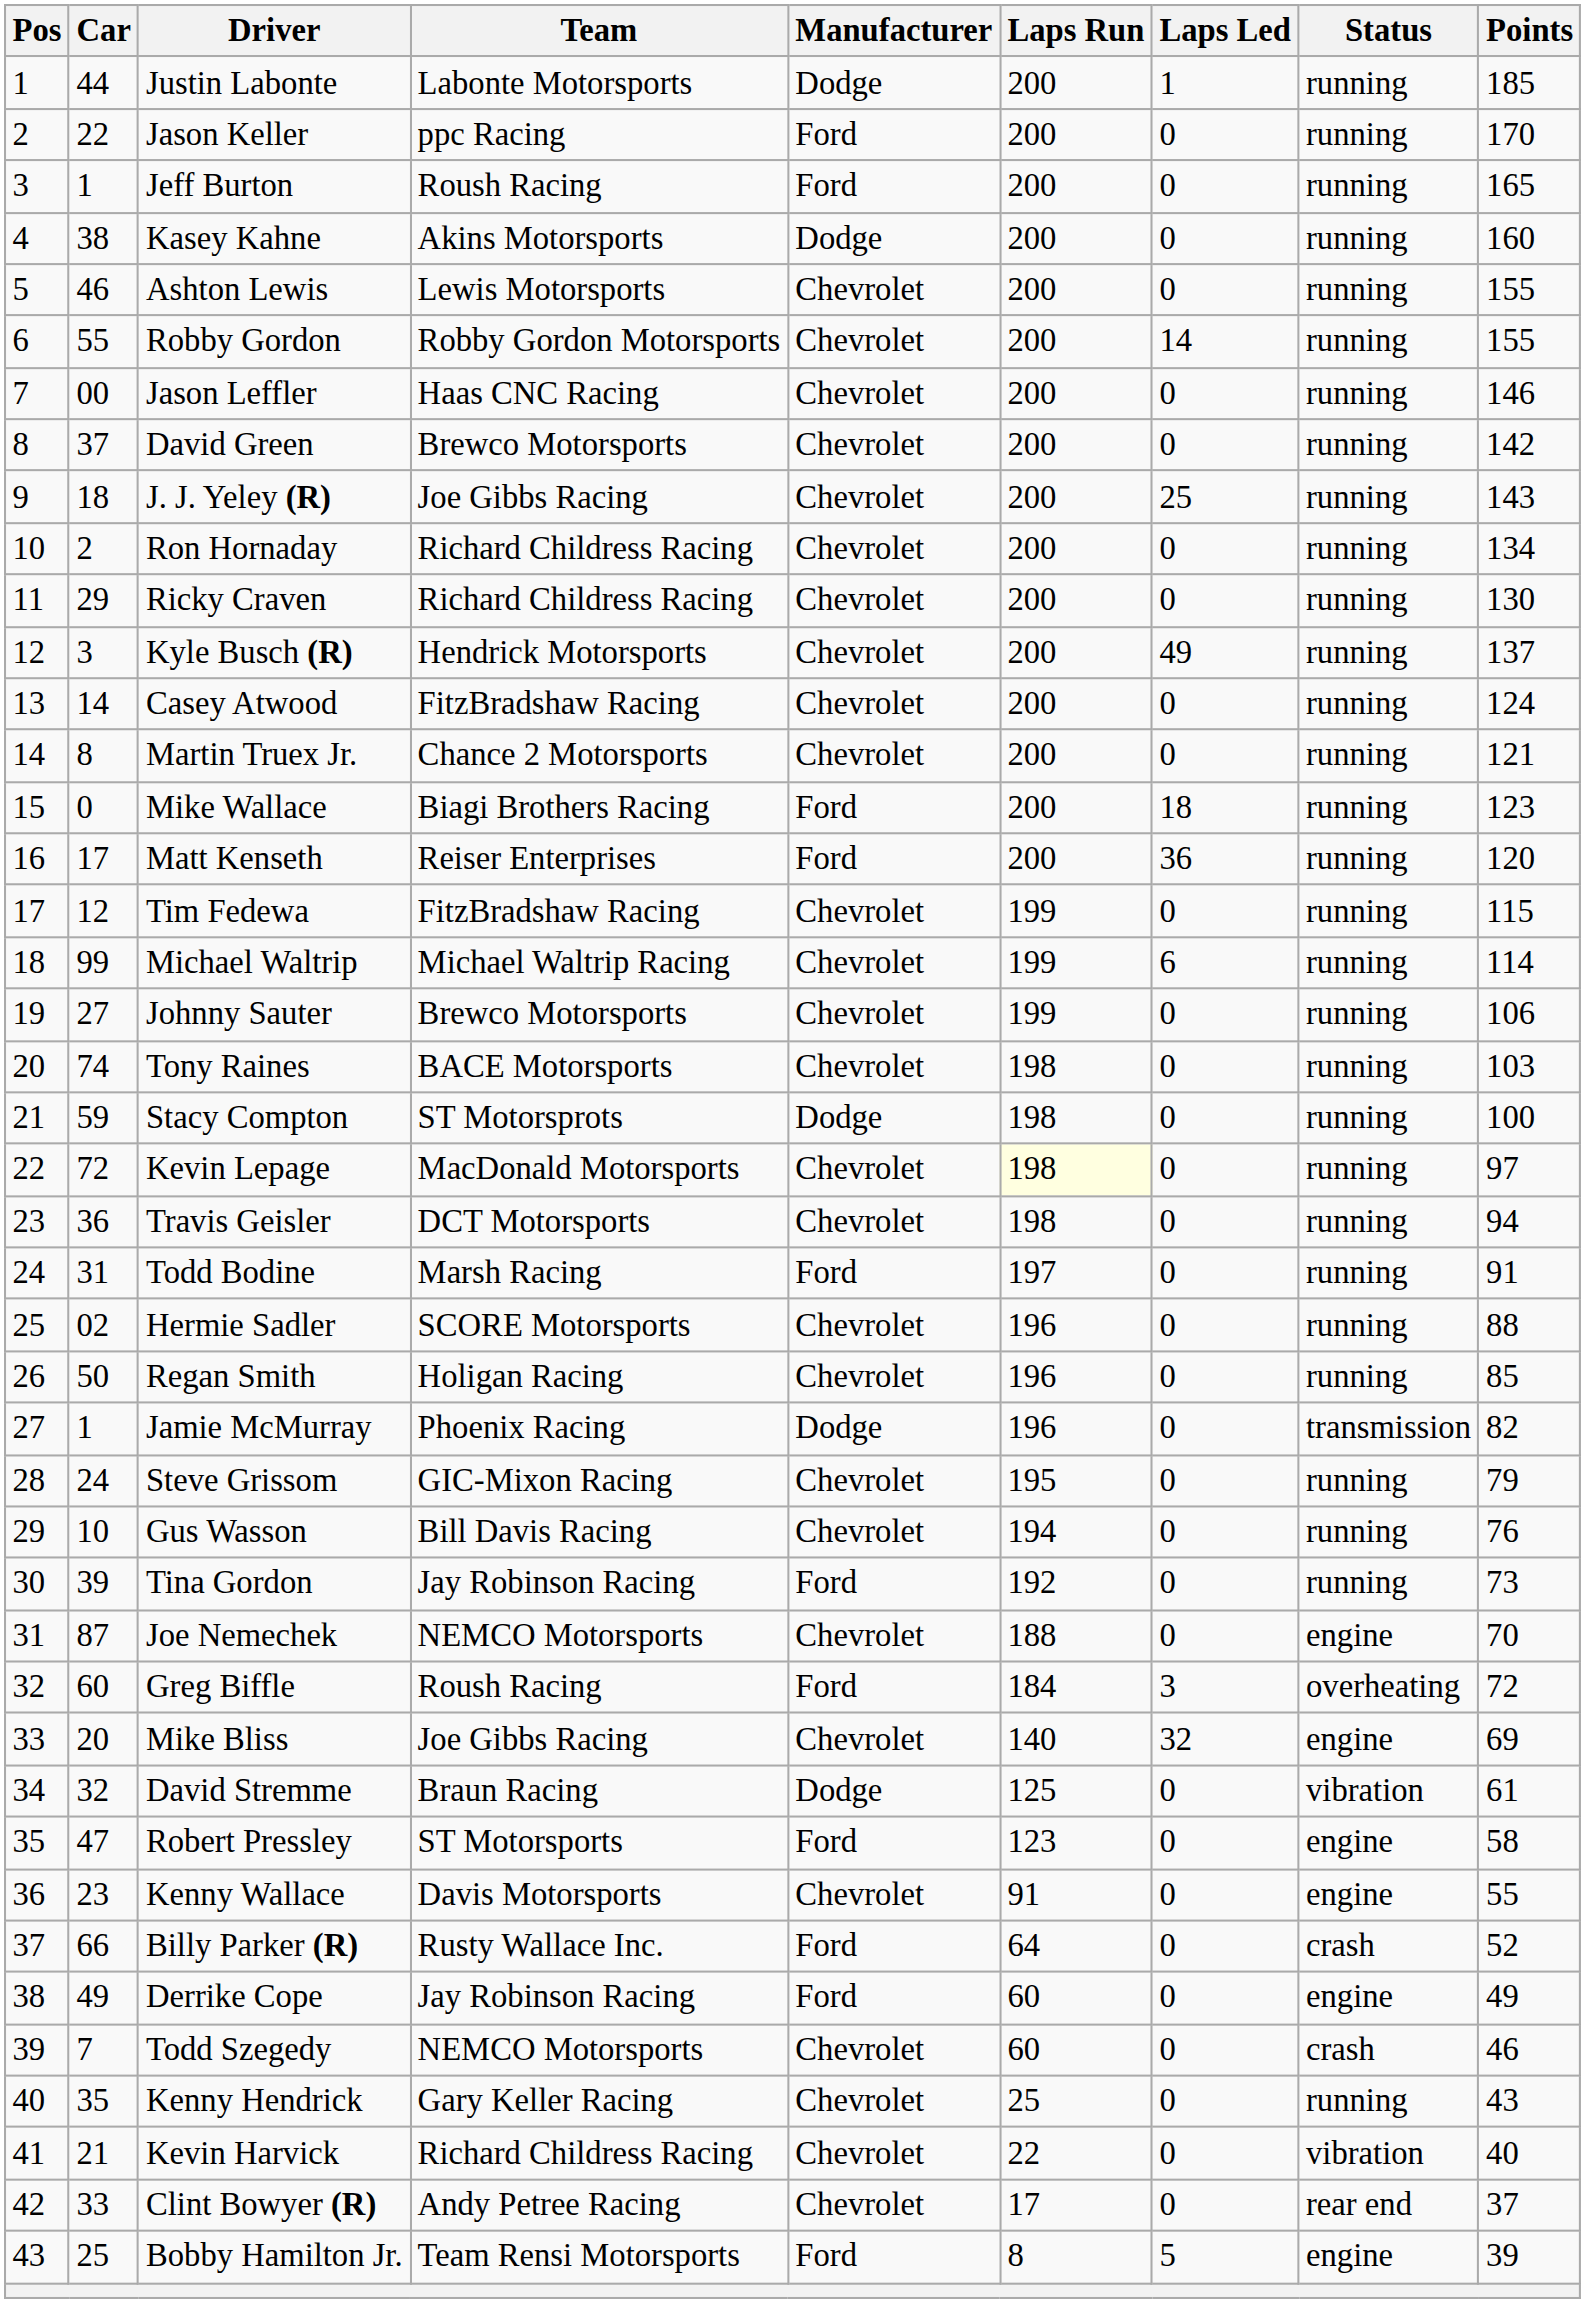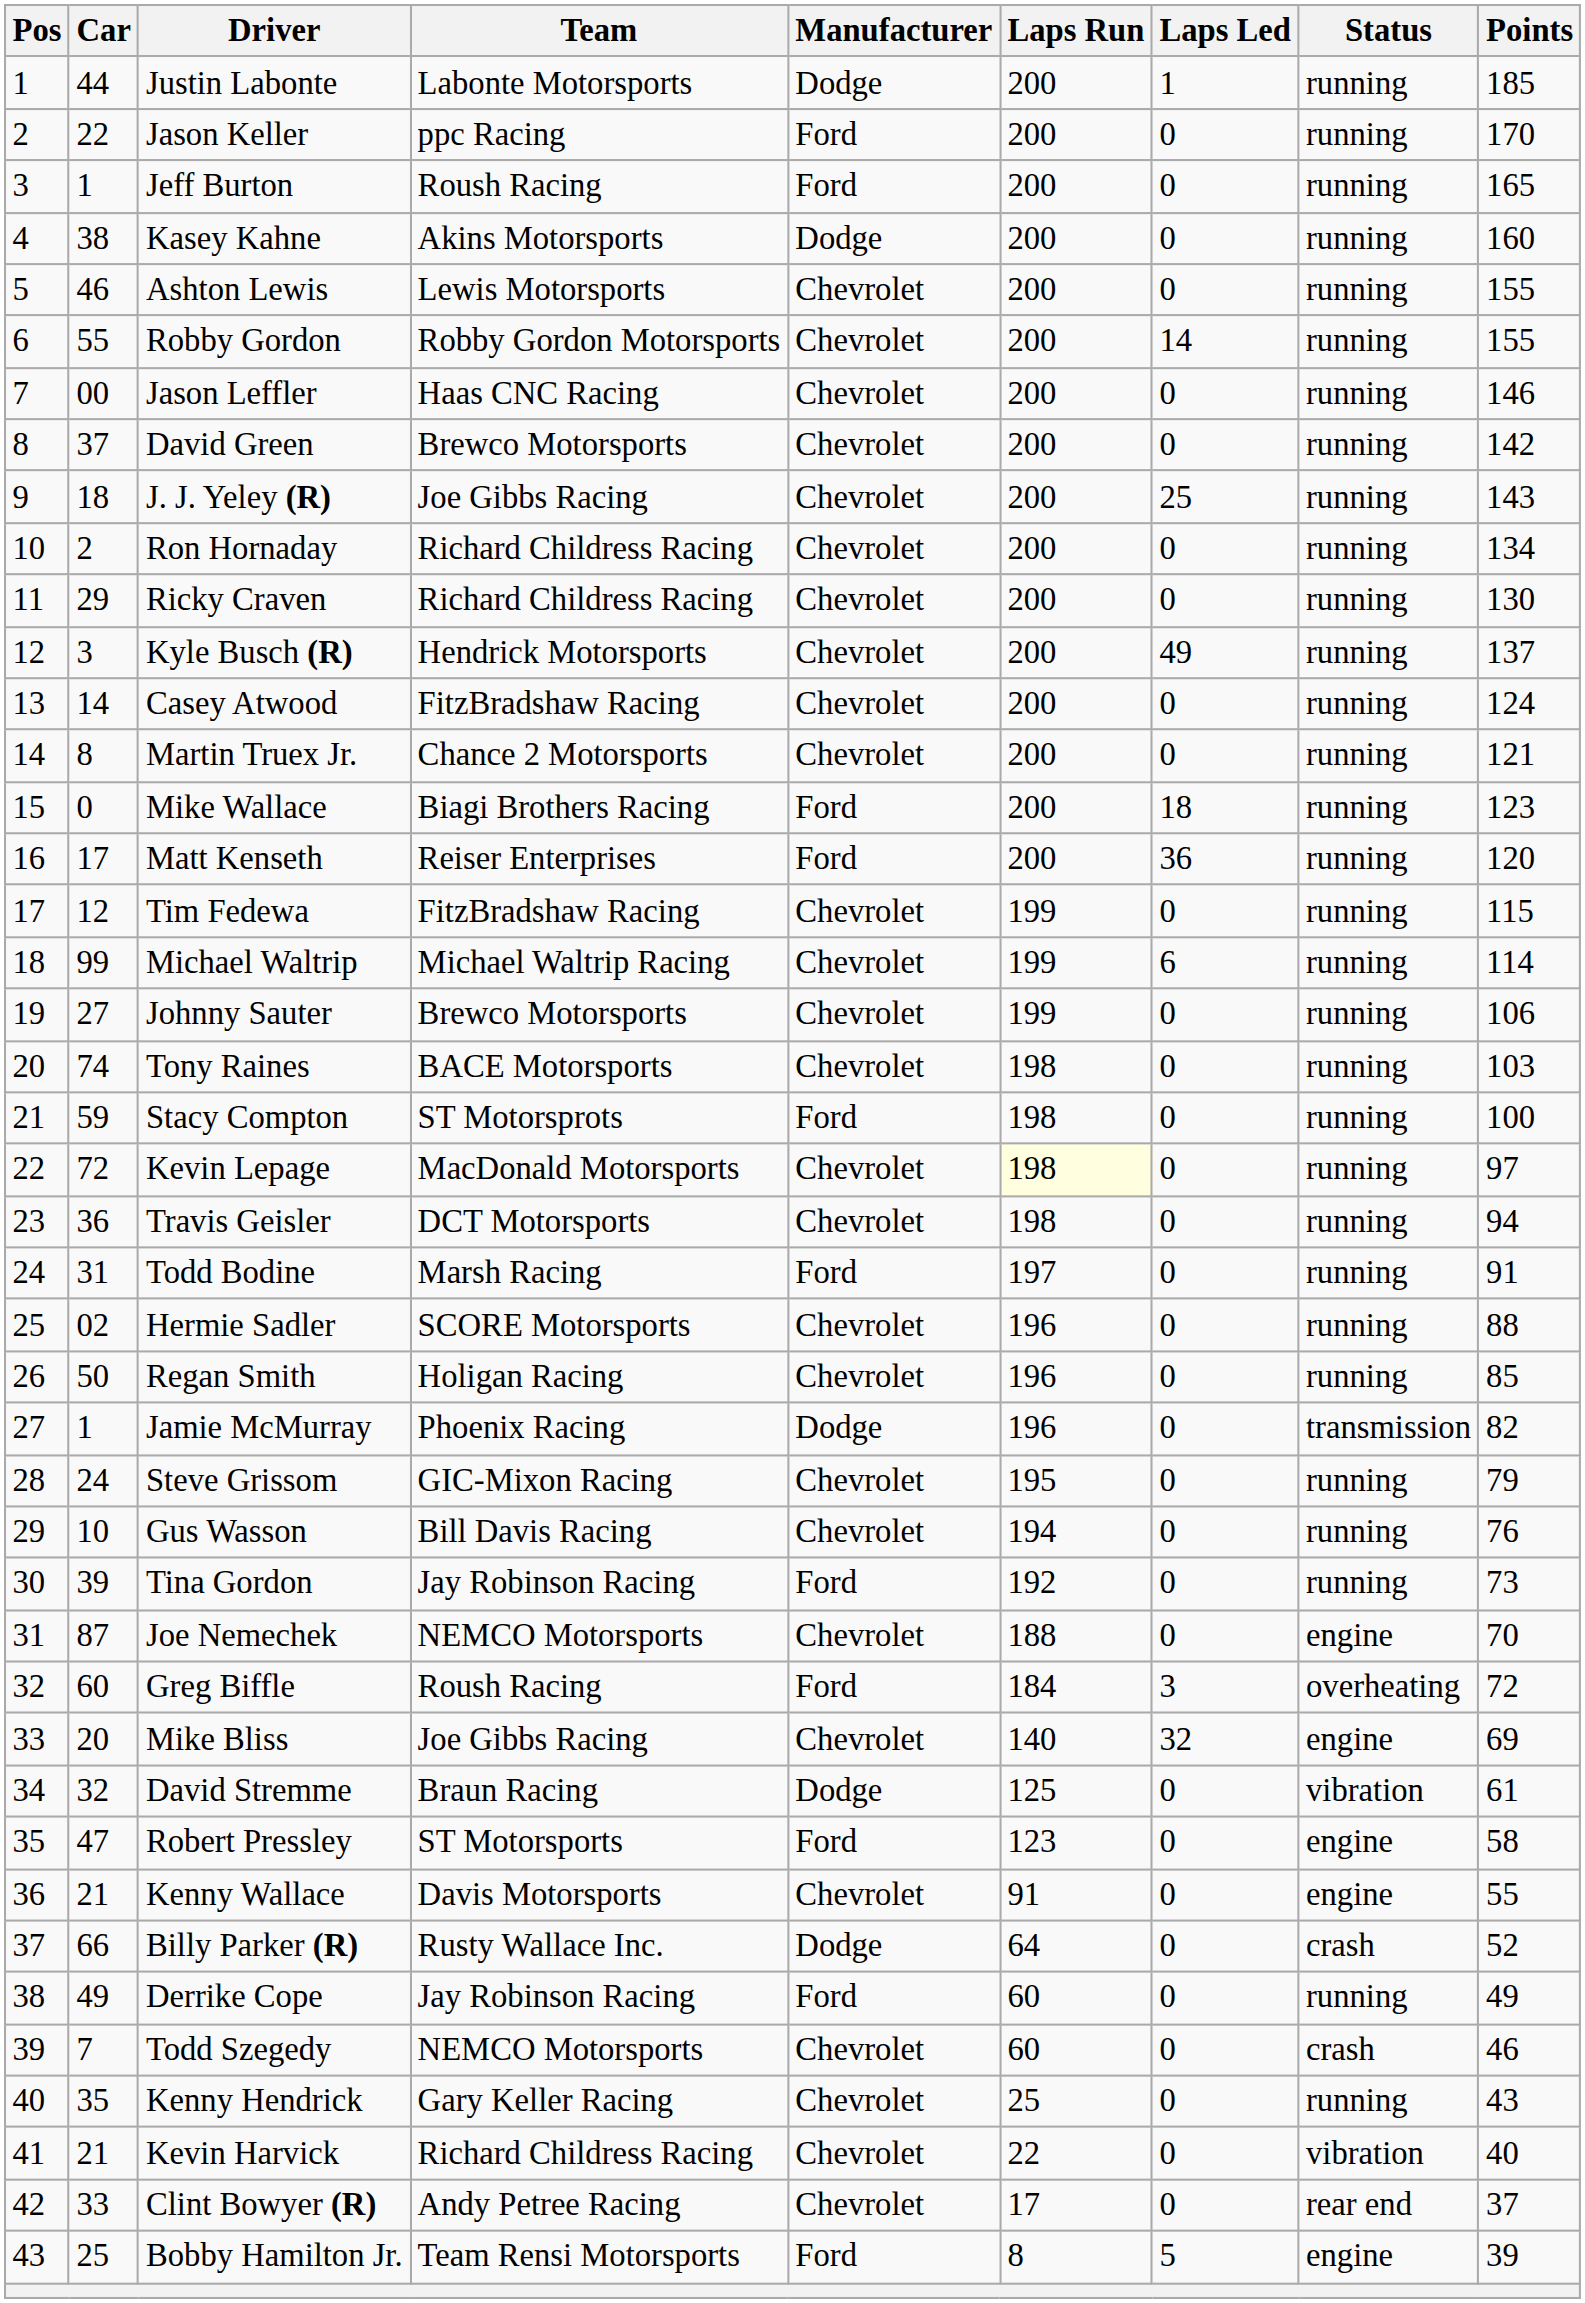(839, 1117) Dodge -> (826, 1117) Ford
(93, 1893) 23 -> (93, 1893) 21
(826, 1945) Ford -> (839, 1945) Dodge
(1350, 1997) engine -> (1357, 1997) running
